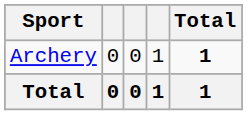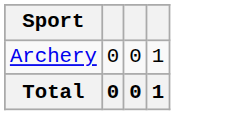- column: (205, 22)
